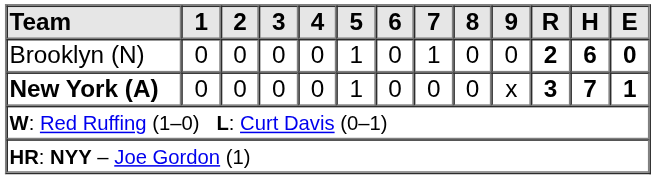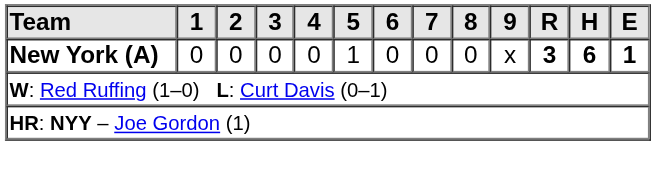- row: (77, 55)
(590, 88) 7 -> (590, 55) 6
